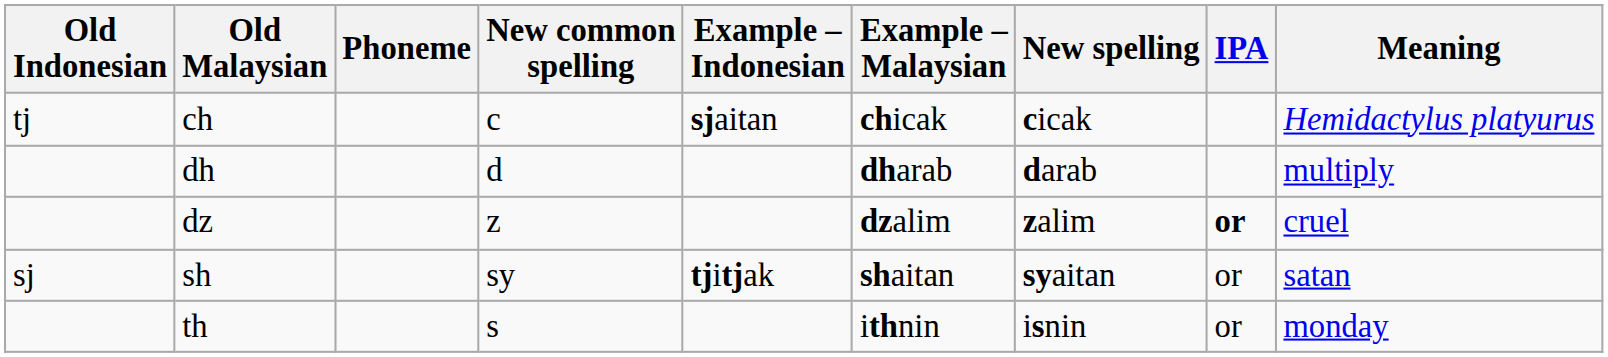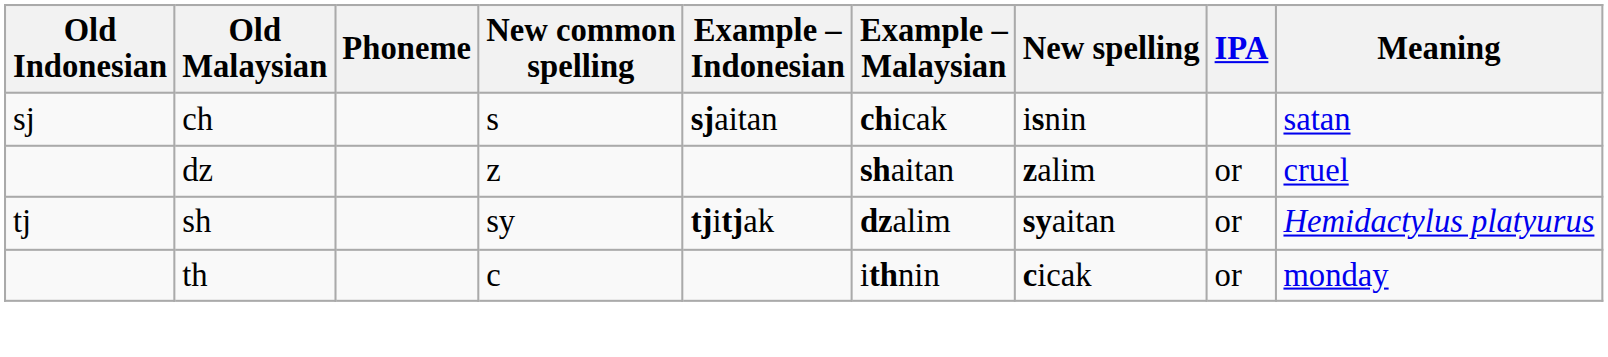(22, 118) tj -> (24, 118) sj
(493, 118) c -> (493, 118) s
(1057, 118) cicak -> (1055, 118) isnin
(1439, 118) Hemidactylus platyurus -> (1317, 118) satan
- row: (199, 170)
(905, 222) dzalim -> (907, 170) shaitan
(1230, 222) bold -> (1228, 170) normal
(24, 274) sj -> (22, 222) tj
(907, 274) shaitan -> (905, 222) dzalim
(1317, 274) satan -> (1439, 222) Hemidactylus platyurus
(493, 325) s -> (493, 274) c
(1055, 325) isnin -> (1057, 274) cicak
